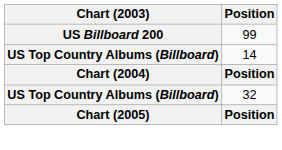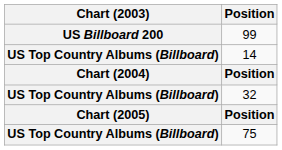+ row: (249, 134)
